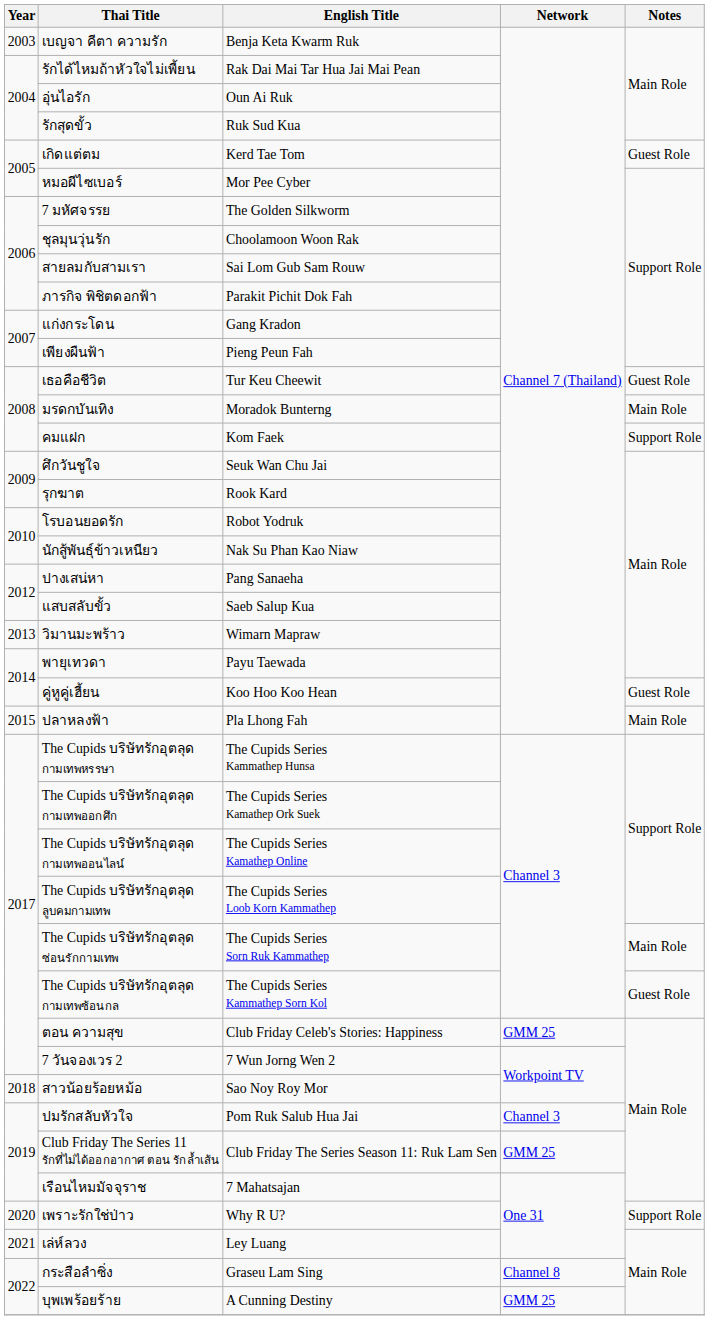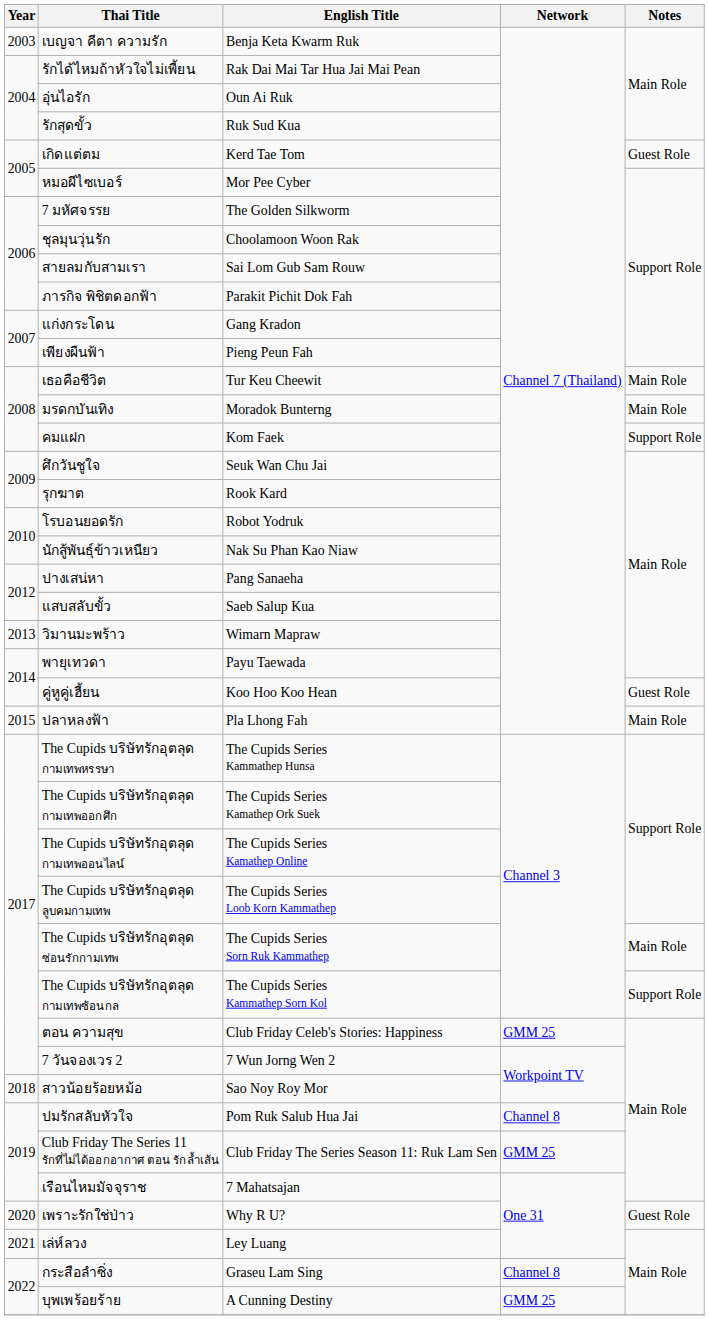(659, 380) Guest Role -> (657, 380) Main Role
(659, 994) Guest Role -> (665, 994) Support Role
(532, 1117) Channel 3 -> (532, 1117) Channel 8
(665, 1215) Support Role -> (659, 1215) Guest Role
